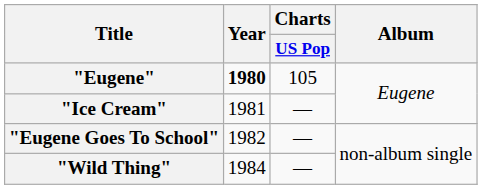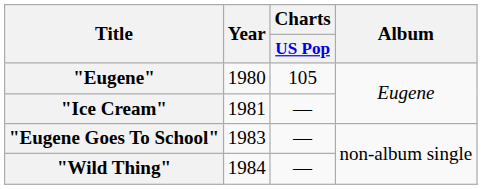(247, 78) bold -> (247, 78) normal
(247, 138) 1982 -> (247, 138) 1983
